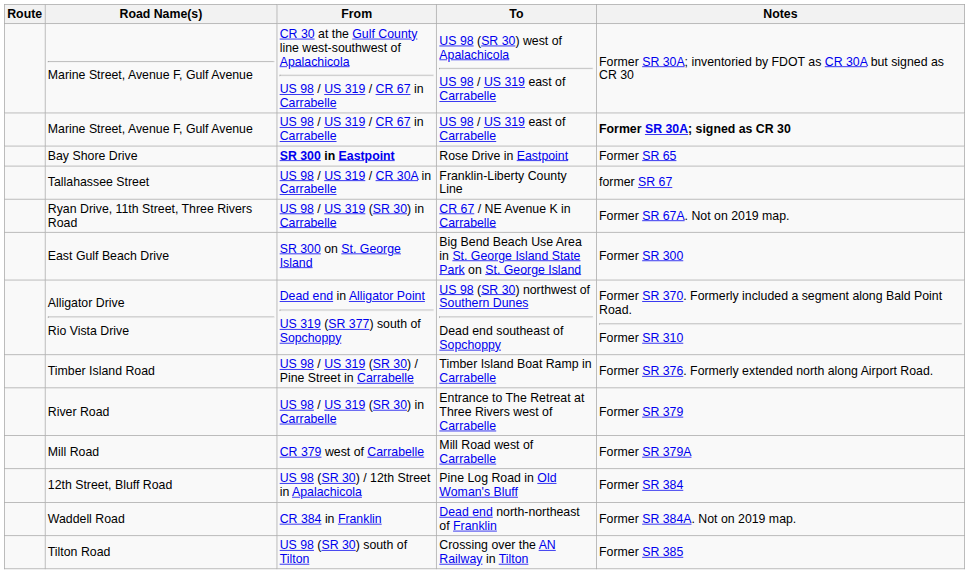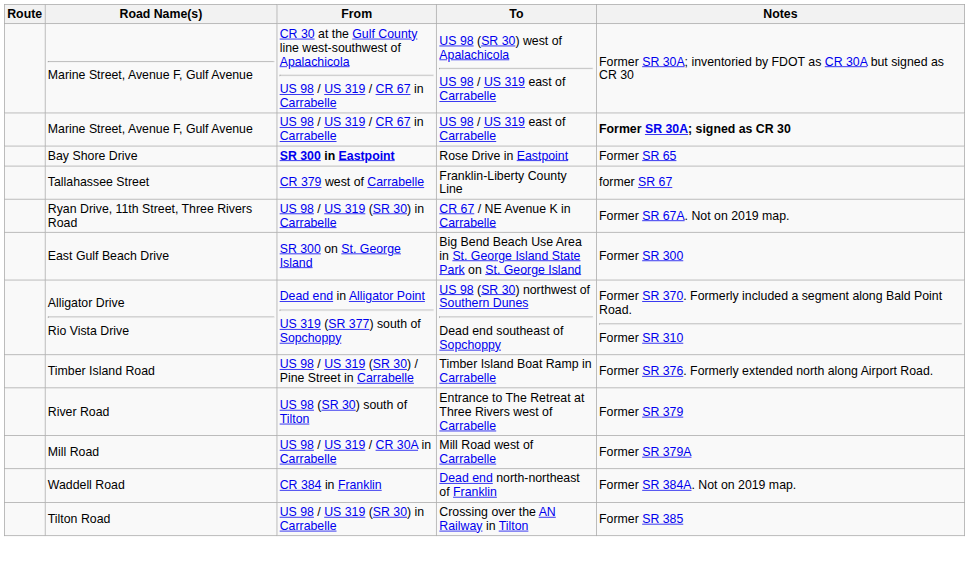(355, 182) US 98 / US 319 / CR 30A in Carrabelle -> (352, 182) CR 379 west of Carrabelle
(352, 411) US 98 / US 319 (SR 30) in Carrabelle -> (343, 411) US 98 (SR 30) south of Tilton
(352, 452) CR 379 west of Carrabelle -> (355, 452) US 98 / US 319 / CR 30A in Carrabelle
- row: (498, 485)
(343, 552) US 98 (SR 30) south of Tilton -> (352, 519) US 98 / US 319 (SR 30) in Carrabelle
